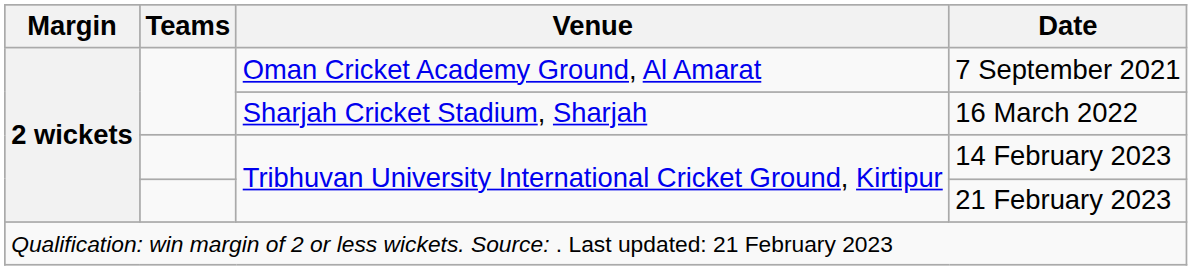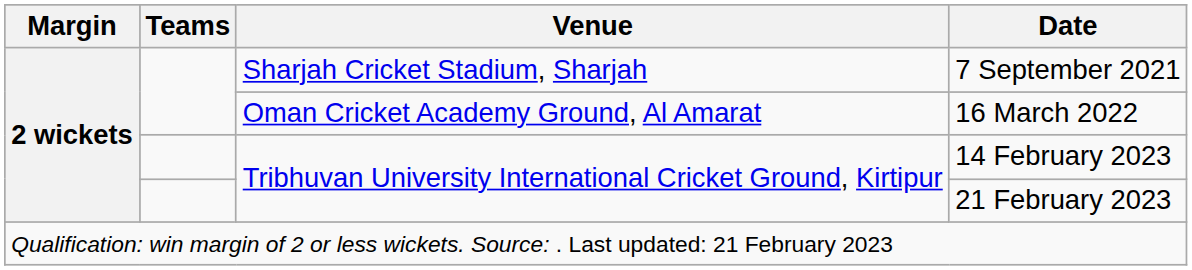(502, 69) Oman Cricket Academy Ground, Al Amarat -> (445, 69) Sharjah Cricket Stadium, Sharjah
(445, 112) Sharjah Cricket Stadium, Sharjah -> (502, 112) Oman Cricket Academy Ground, Al Amarat
